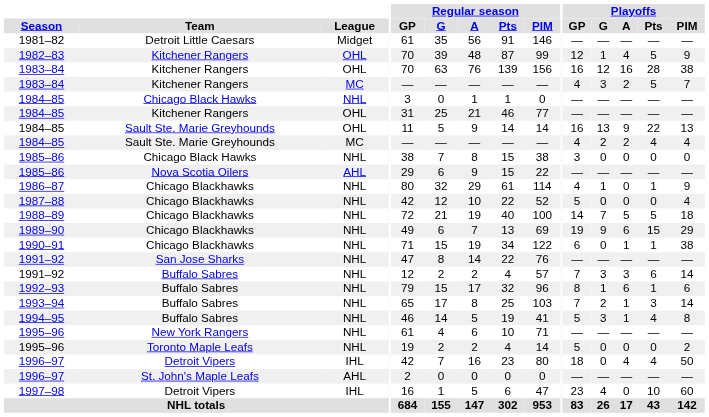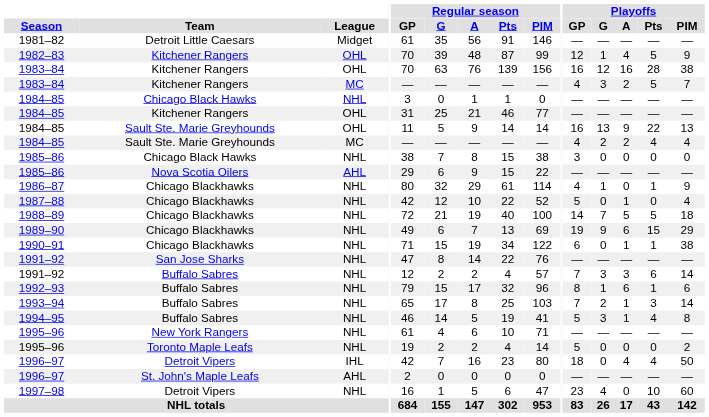(626, 201) 0 -> (626, 201) 1
(355, 391) IHL -> (355, 391) NHL
